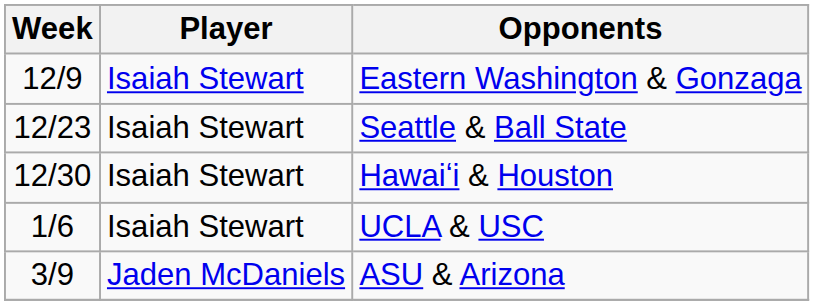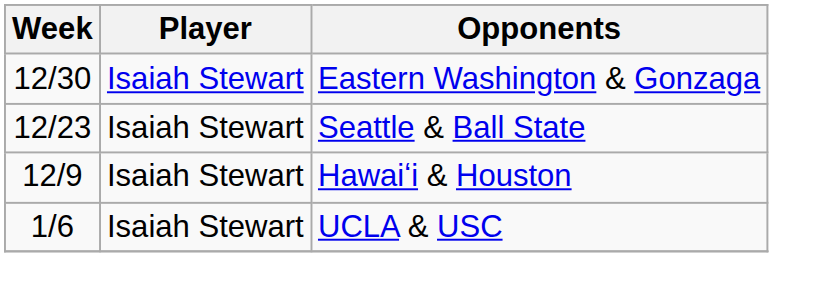(52, 78) 12/9 -> (52, 78) 12/30
(52, 176) 12/30 -> (52, 176) 12/9
- row: (462, 275)
